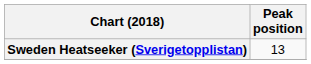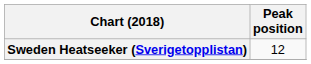(278, 49) 13 -> (278, 49) 12
